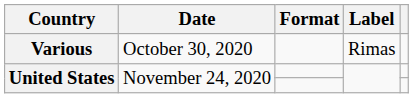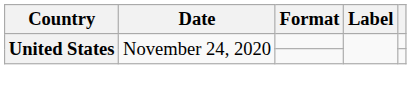- row: (62, 48)
